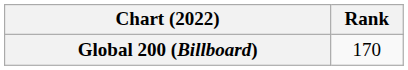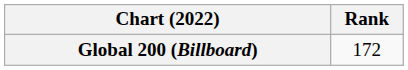(367, 49) 170 -> (367, 49) 172
